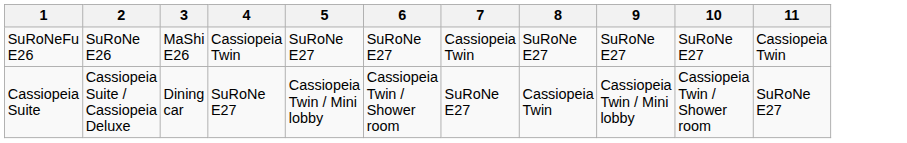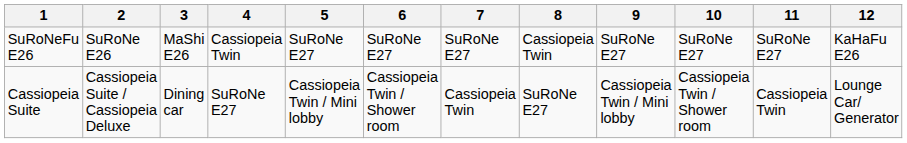+ column: (866, 15)
(480, 46) Cassiopeia Twin -> (472, 46) SuRoNe E27
(550, 46) SuRoNe E27 -> (558, 46) Cassiopeia Twin
(792, 46) Cassiopeia Twin -> (783, 46) SuRoNe E27
(472, 102) SuRoNe E27 -> (480, 102) Cassiopeia Twin
(558, 102) Cassiopeia Twin -> (550, 102) SuRoNe E27
(783, 102) SuRoNe E27 -> (792, 102) Cassiopeia Twin
